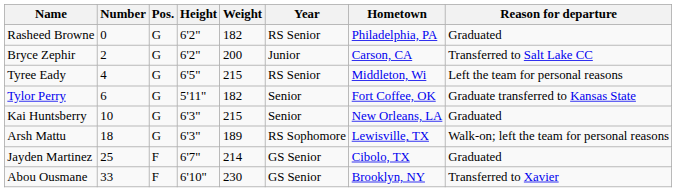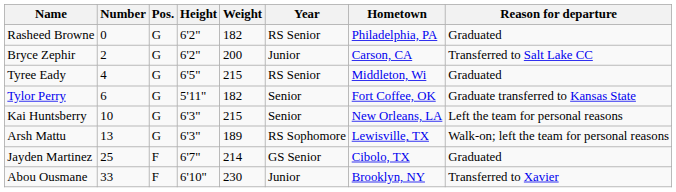(536, 75) Left the team for personal reasons -> (475, 75) Graduated
(475, 116) Graduated -> (536, 116) Left the team for personal reasons
(107, 136) 18 -> (107, 136) 13
(294, 177) GS Senior -> (284, 177) Junior
